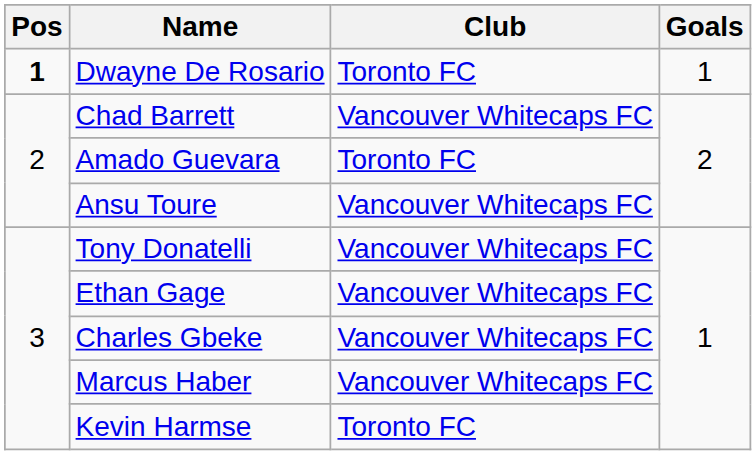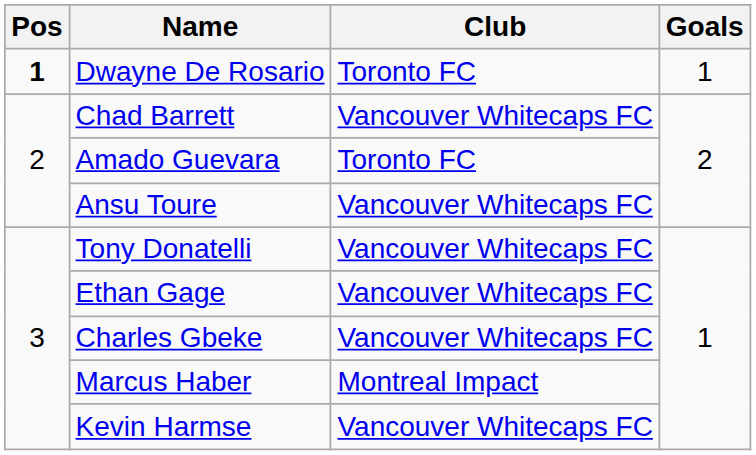(495, 381) Vancouver Whitecaps FC -> (438, 381) Montreal Impact
(407, 426) Toronto FC -> (495, 426) Vancouver Whitecaps FC
